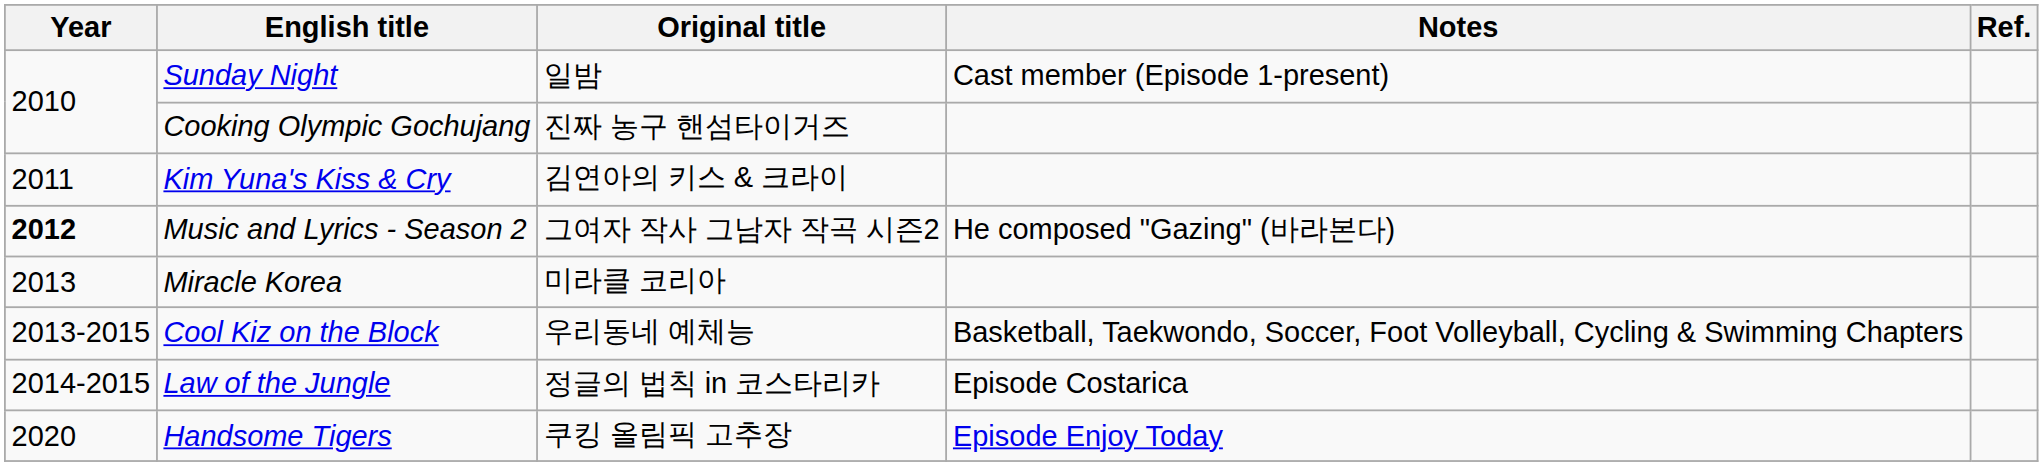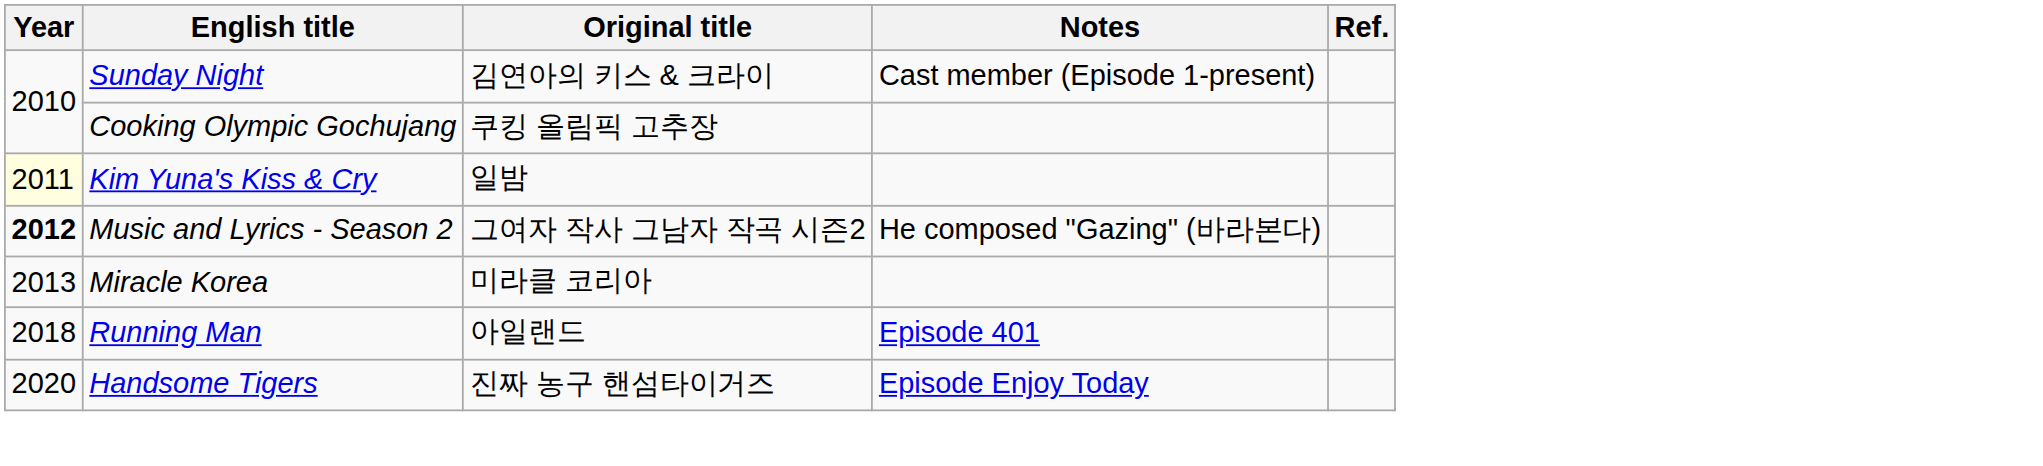(573, 75) 일밤 -> (622, 75) 김연아의 키스 & 크라이
(697, 126) 진짜 농구 핸섬타이거즈 -> (594, 126) 쿠킹 올림픽 고추장
(43, 178) no background -> (43, 178) lightyellow background
(696, 177) 김연아의 키스 & 크라이 -> (499, 177) 일밤
- row: (301, 332)
- row: (277, 384)
+ row: (175, 332)
(668, 434) 쿠킹 올림픽 고추장 -> (623, 383) 진짜 농구 핸섬타이거즈
